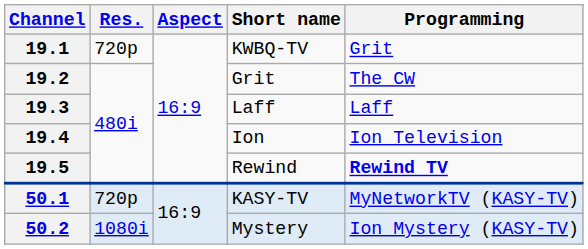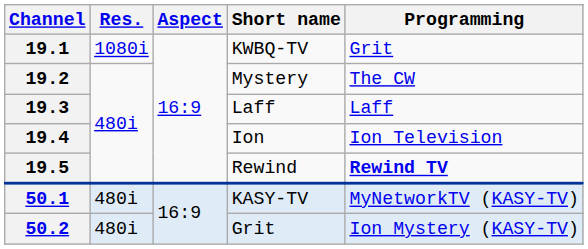(116, 49) 720p -> (121, 49) 1080i
(253, 79) Grit -> (270, 79) Mystery
(116, 199) 720p -> (116, 199) 480i
(121, 229) 1080i -> (116, 229) 480i
(270, 229) Mystery -> (253, 229) Grit
